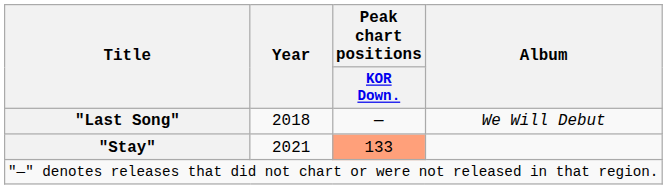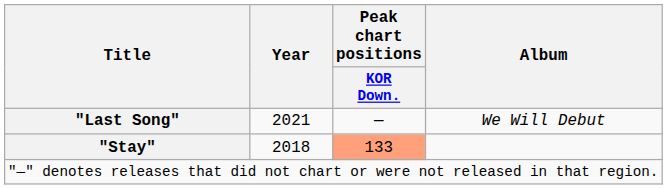(291, 121) 2018 -> (291, 121) 2021
(291, 147) 2021 -> (291, 147) 2018
